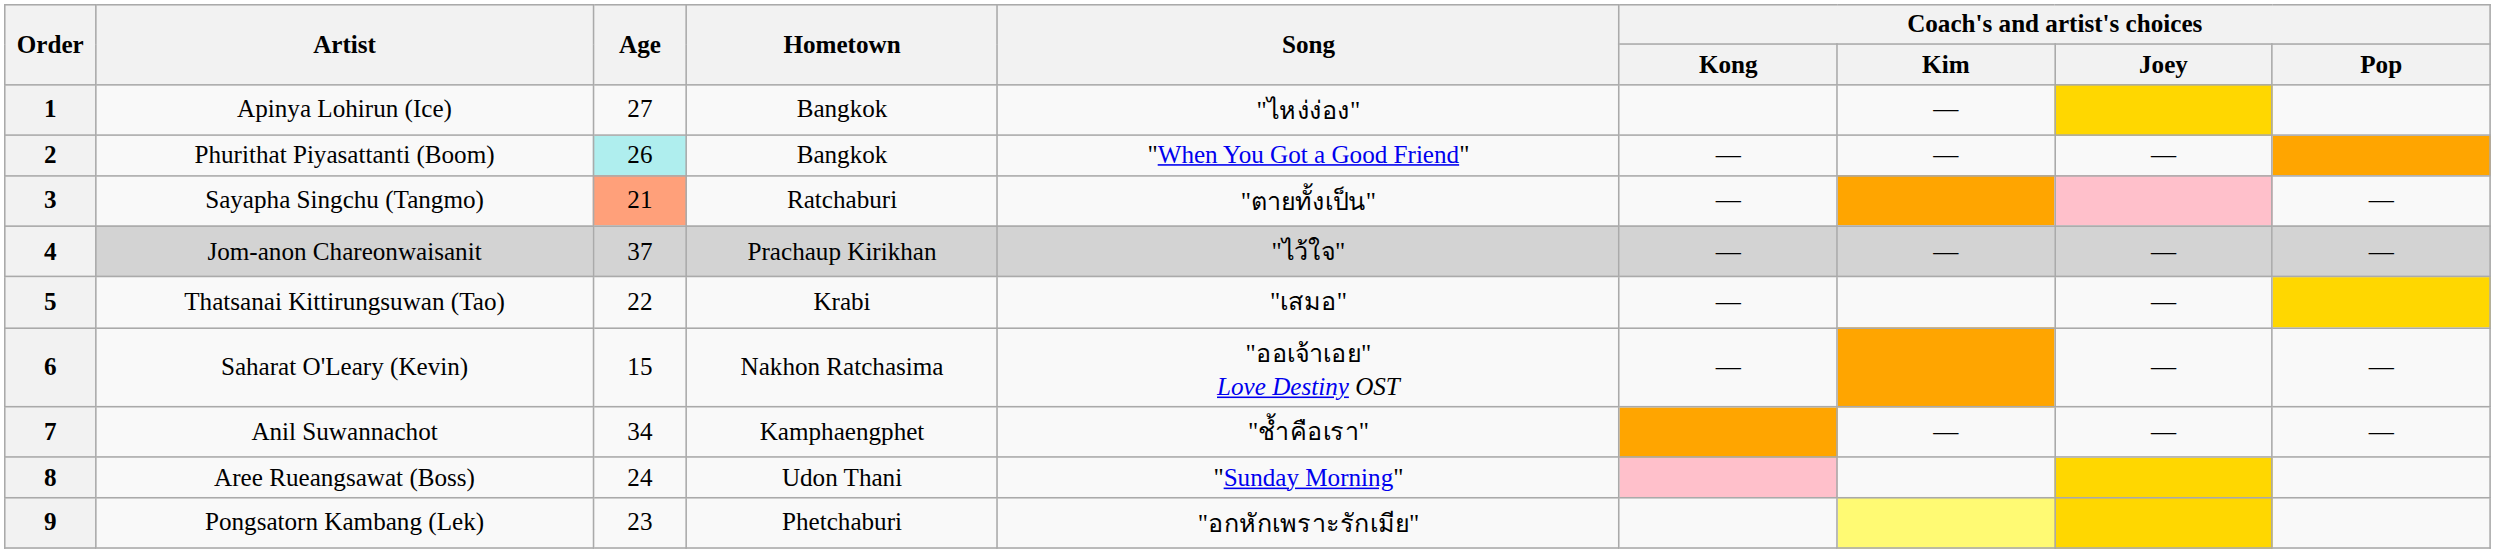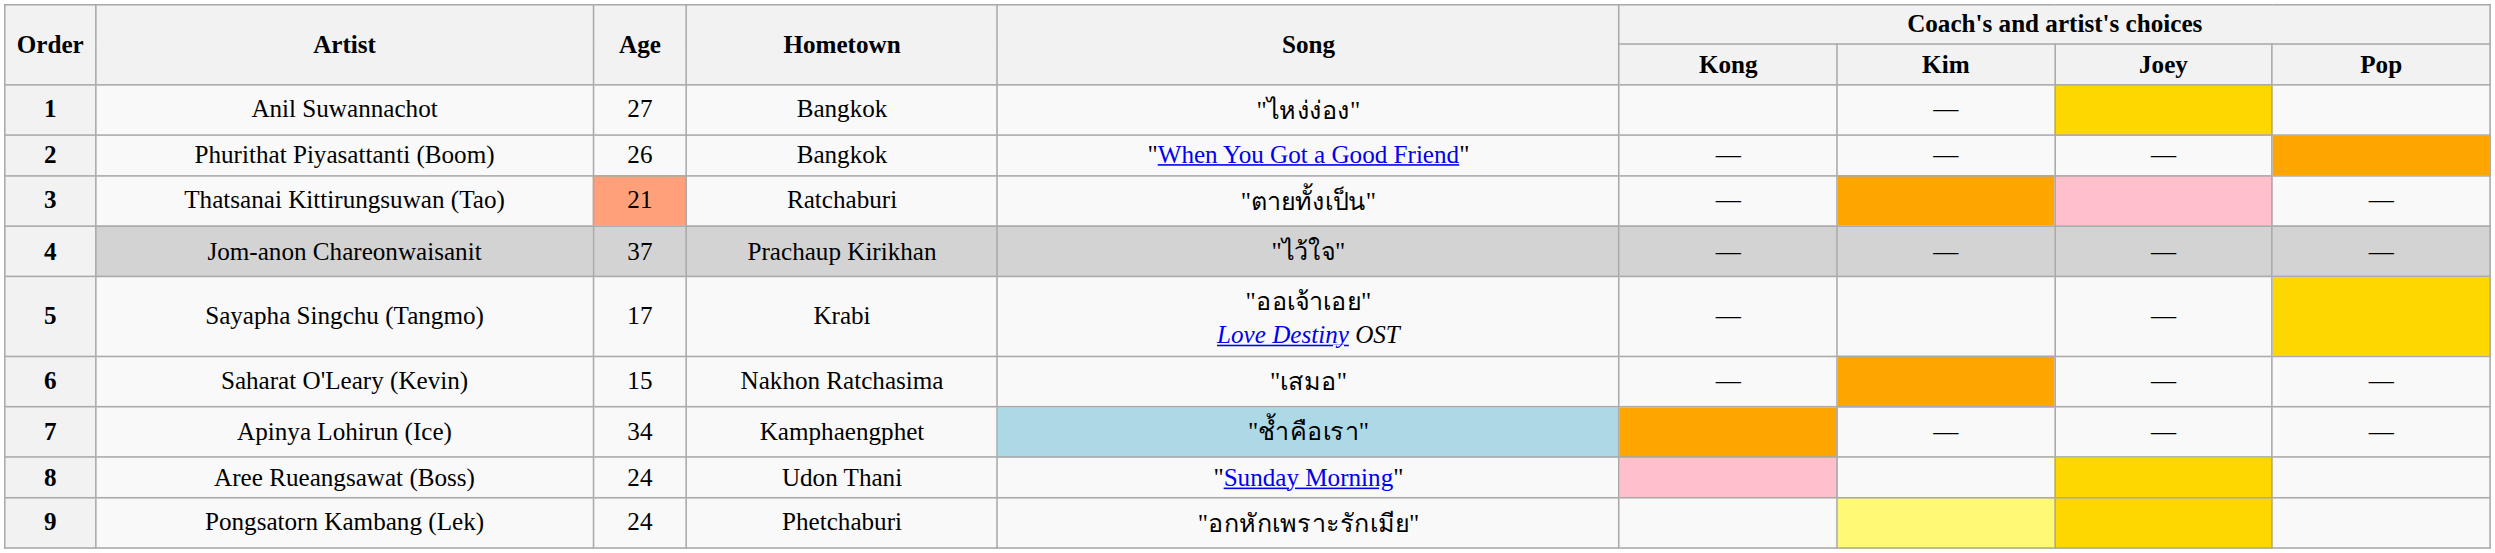(345, 109) Apinya Lohirun (Ice) -> (345, 109) Anil Suwannachot
(640, 154) paleturquoise background -> (640, 154) no background
(345, 200) Sayapha Singchu (Tangmo) -> (345, 200) Thatsanai Kittirungsuwan (Tao)
(345, 301) Thatsanai Kittirungsuwan (Tao) -> (345, 316) Sayapha Singchu (Tangmo)
(640, 301) 22 -> (640, 316) 17
(1308, 302) "เสมอ" -> (1308, 319) "ออเจ้าเอย" Love Destiny OST
(1308, 370) "ออเจ้าเอย" Love Destiny OST -> (1308, 381) "เสมอ"
(345, 431) Anil Suwannachot -> (345, 431) Apinya Lohirun (Ice)
(1308, 432) no background -> (1308, 432) lightblue background
(640, 522) 23 -> (640, 522) 24
